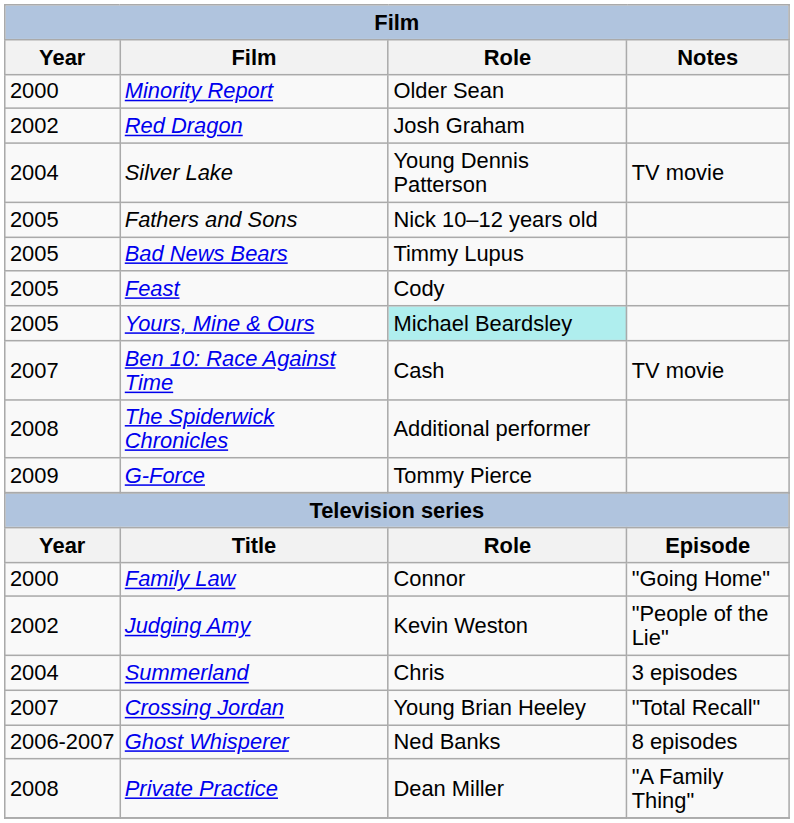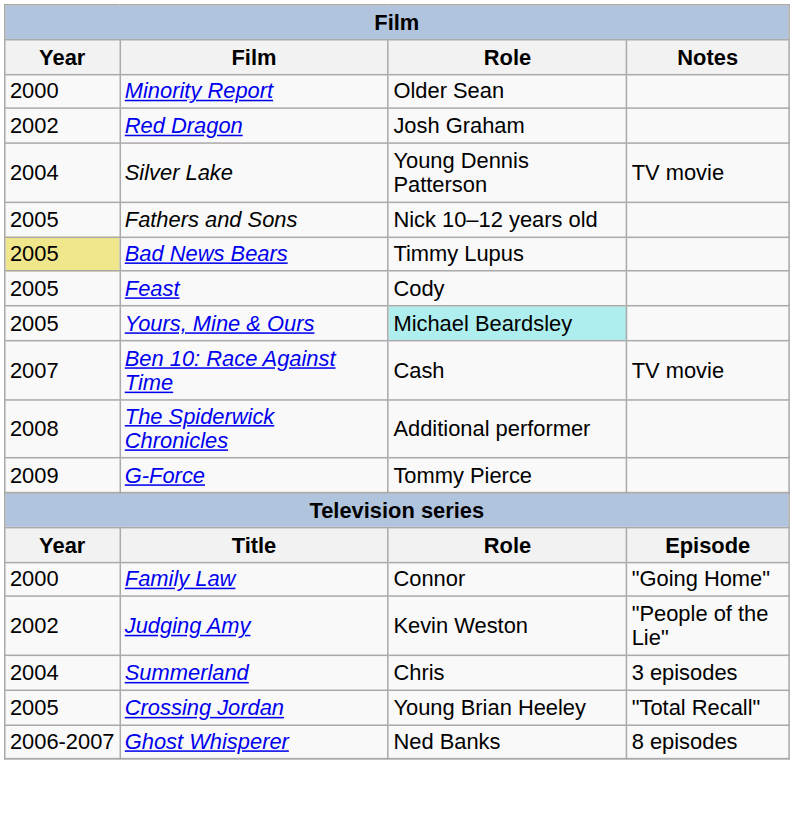(34, 254) no background -> (34, 254) khaki background
(34, 708) 2007 -> (34, 708) 2005
- row: (201, 789)
